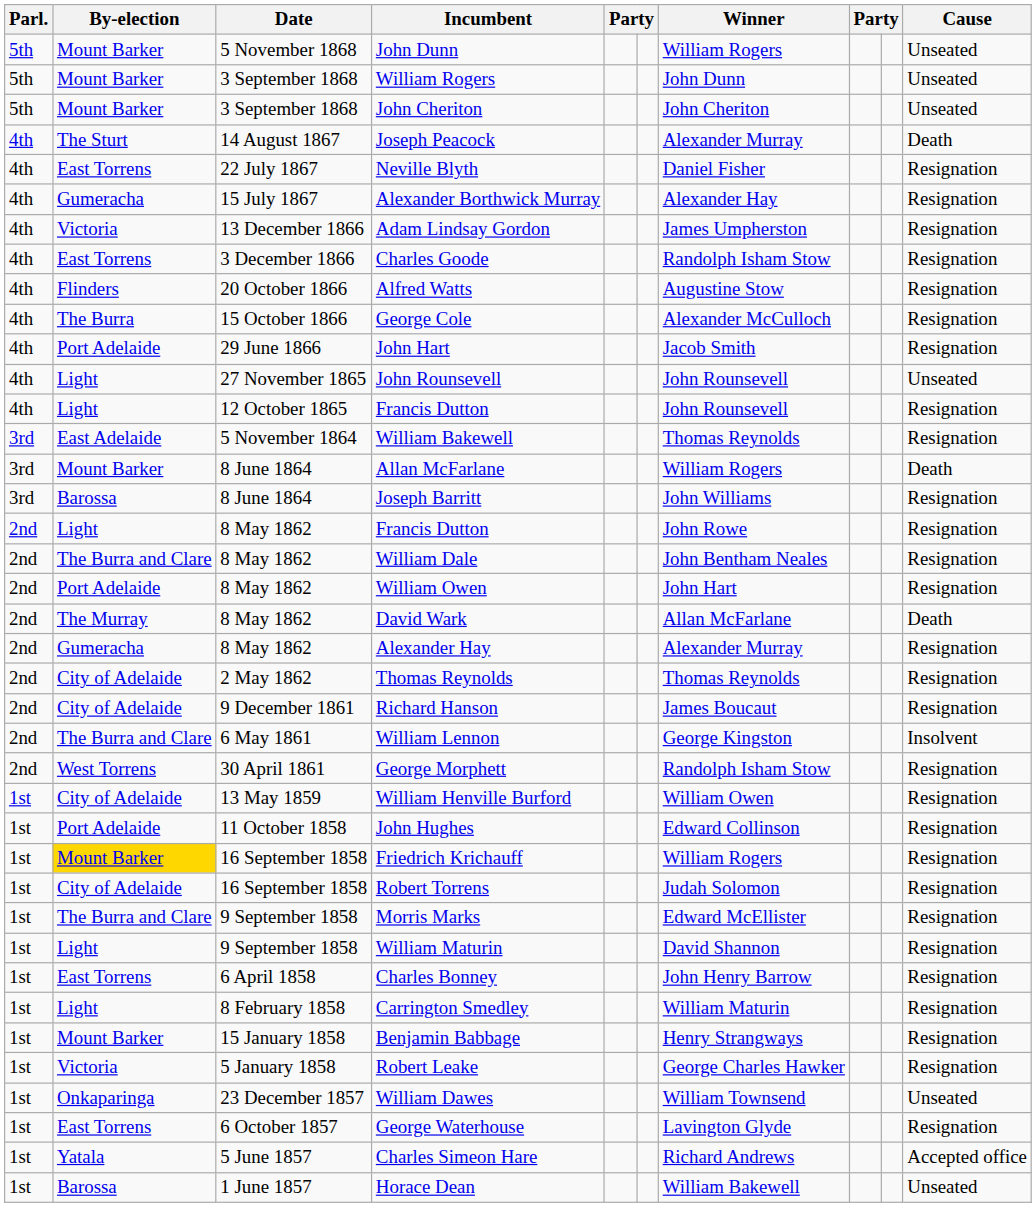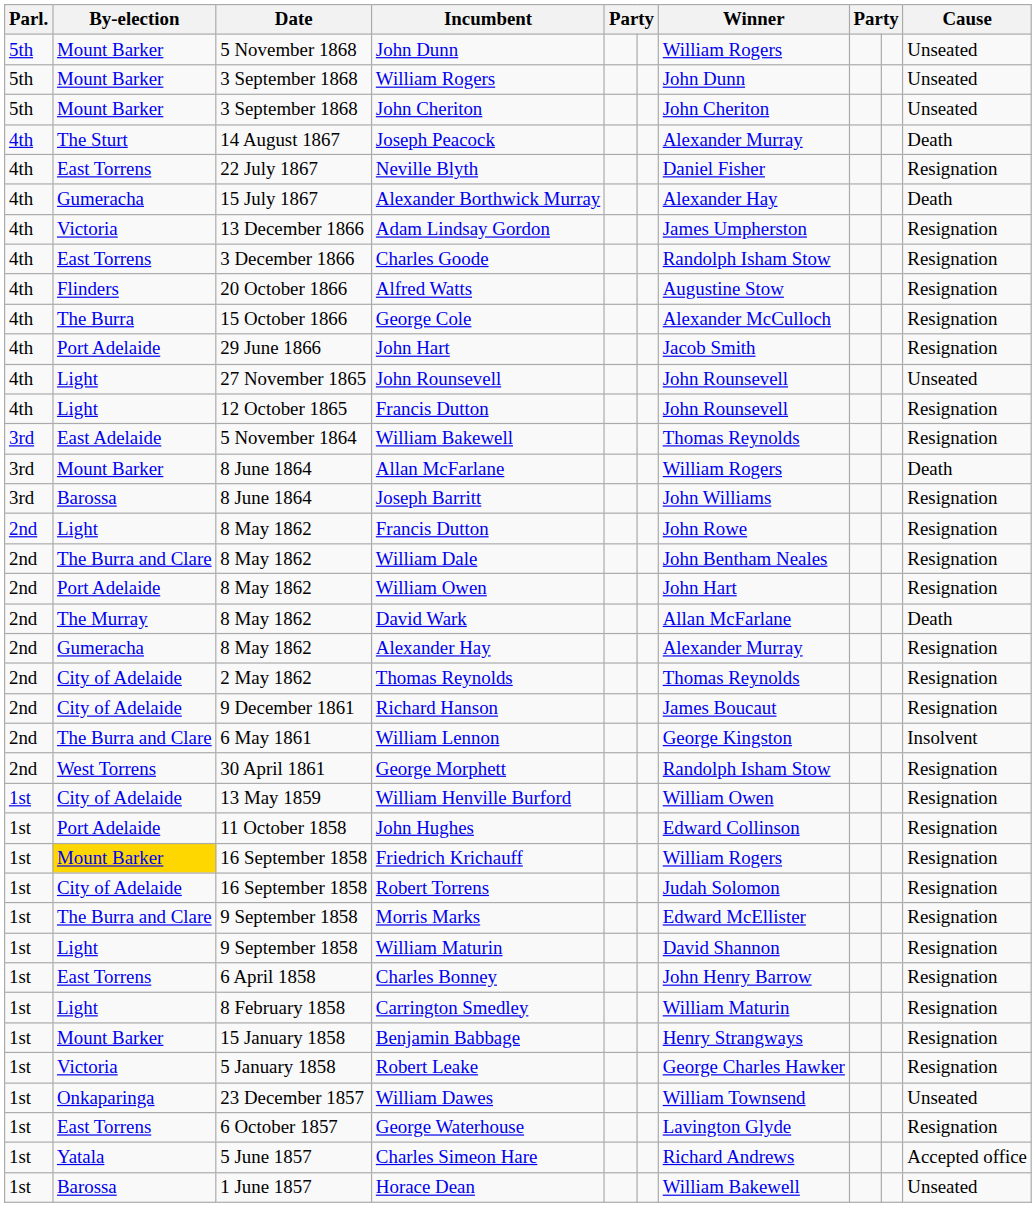(952, 199) Resignation -> (930, 199) Death
